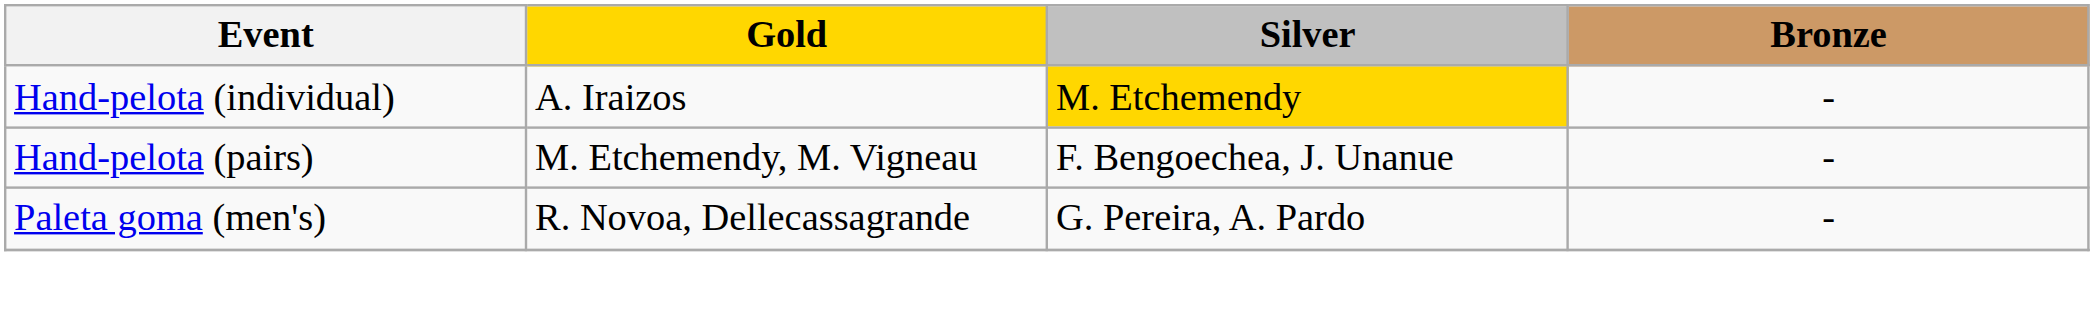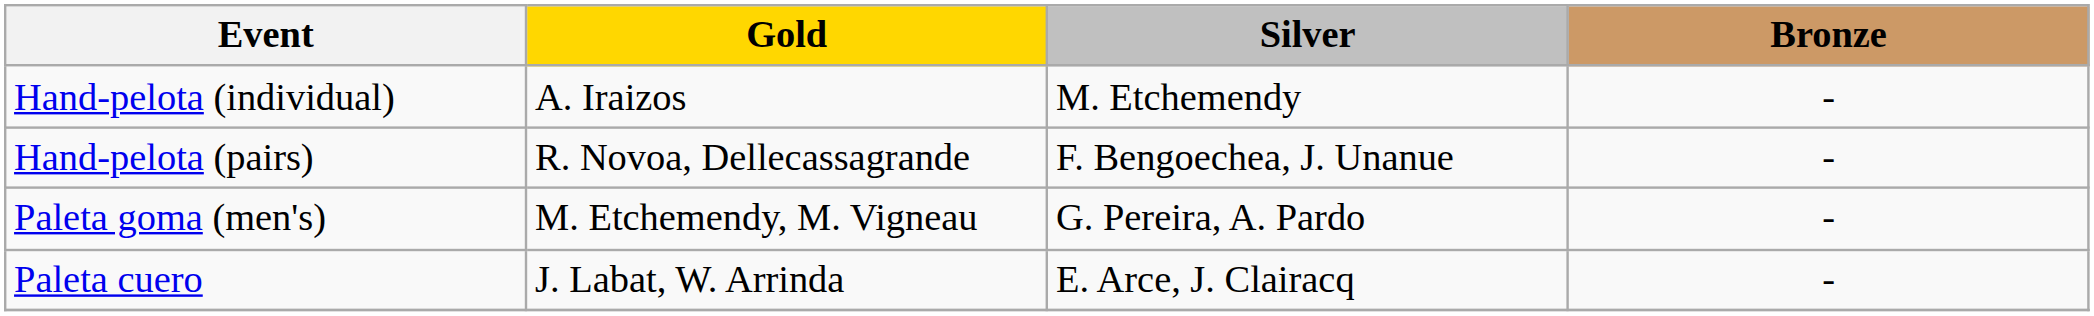(1179, 95) gold background -> (1179, 95) no background
(756, 156) M. Etchemendy, M. Vigneau -> (753, 156) R. Novoa, Dellecassagrande
(753, 217) R. Novoa, Dellecassagrande -> (756, 217) M. Etchemendy, M. Vigneau
+ row: (108, 278)
